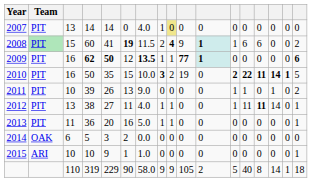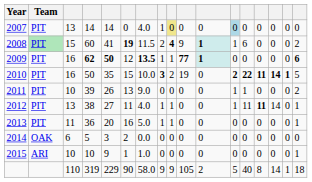(235, 28) no background -> (235, 28) lightblue background
(259, 43) 6 -> (259, 43) 0
(273, 91) 1 -> (273, 91) 0
